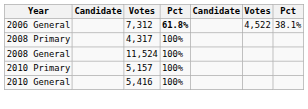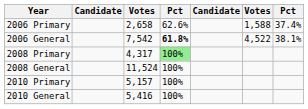+ row: (39, 26)
(139, 26) 7,312 -> (139, 40) 7,542
(173, 40) no background -> (173, 54) lightgreen background
